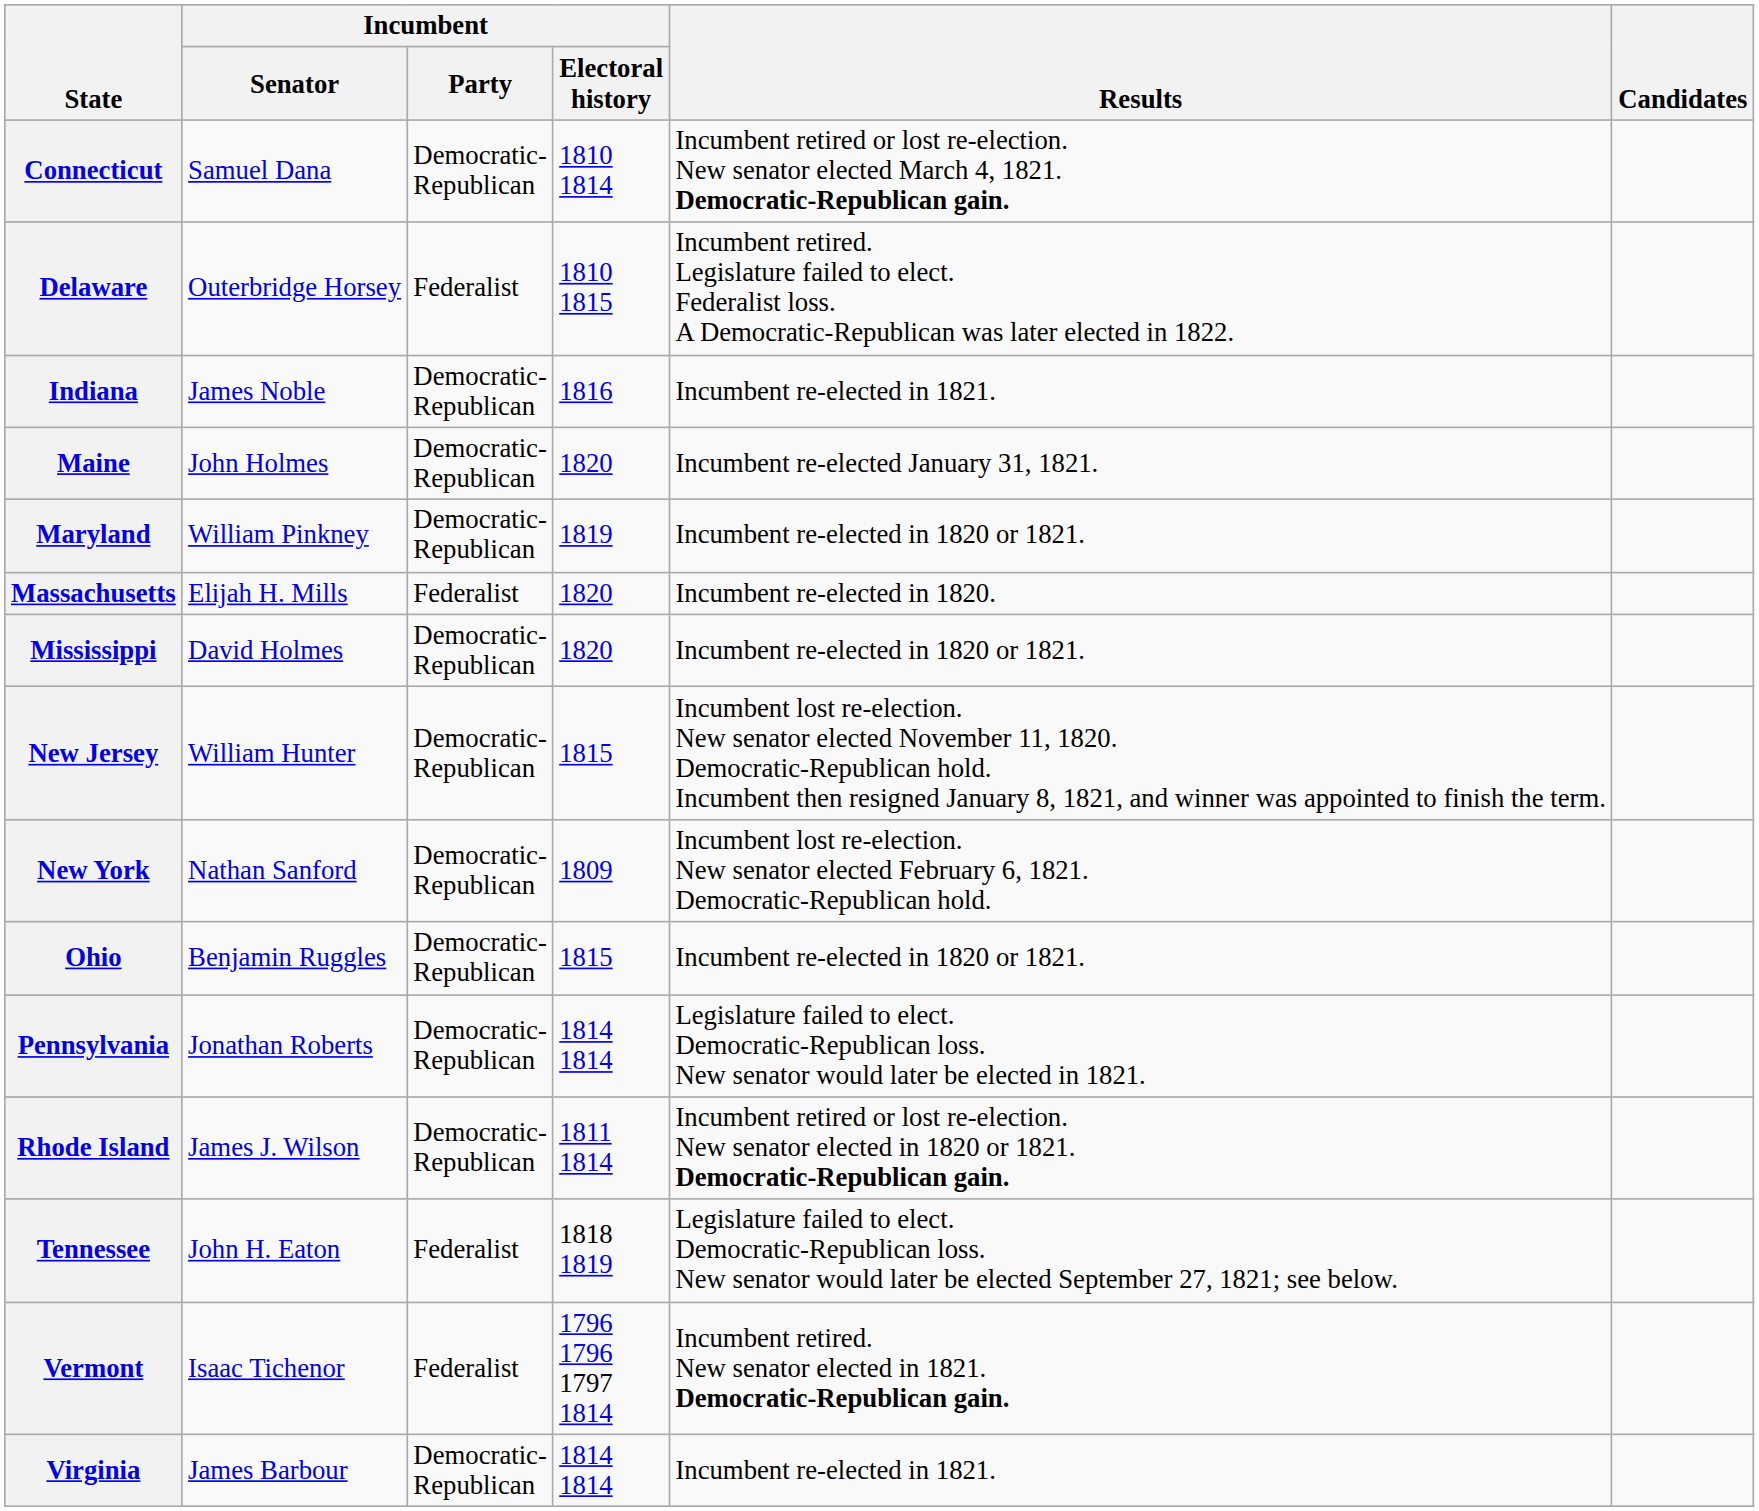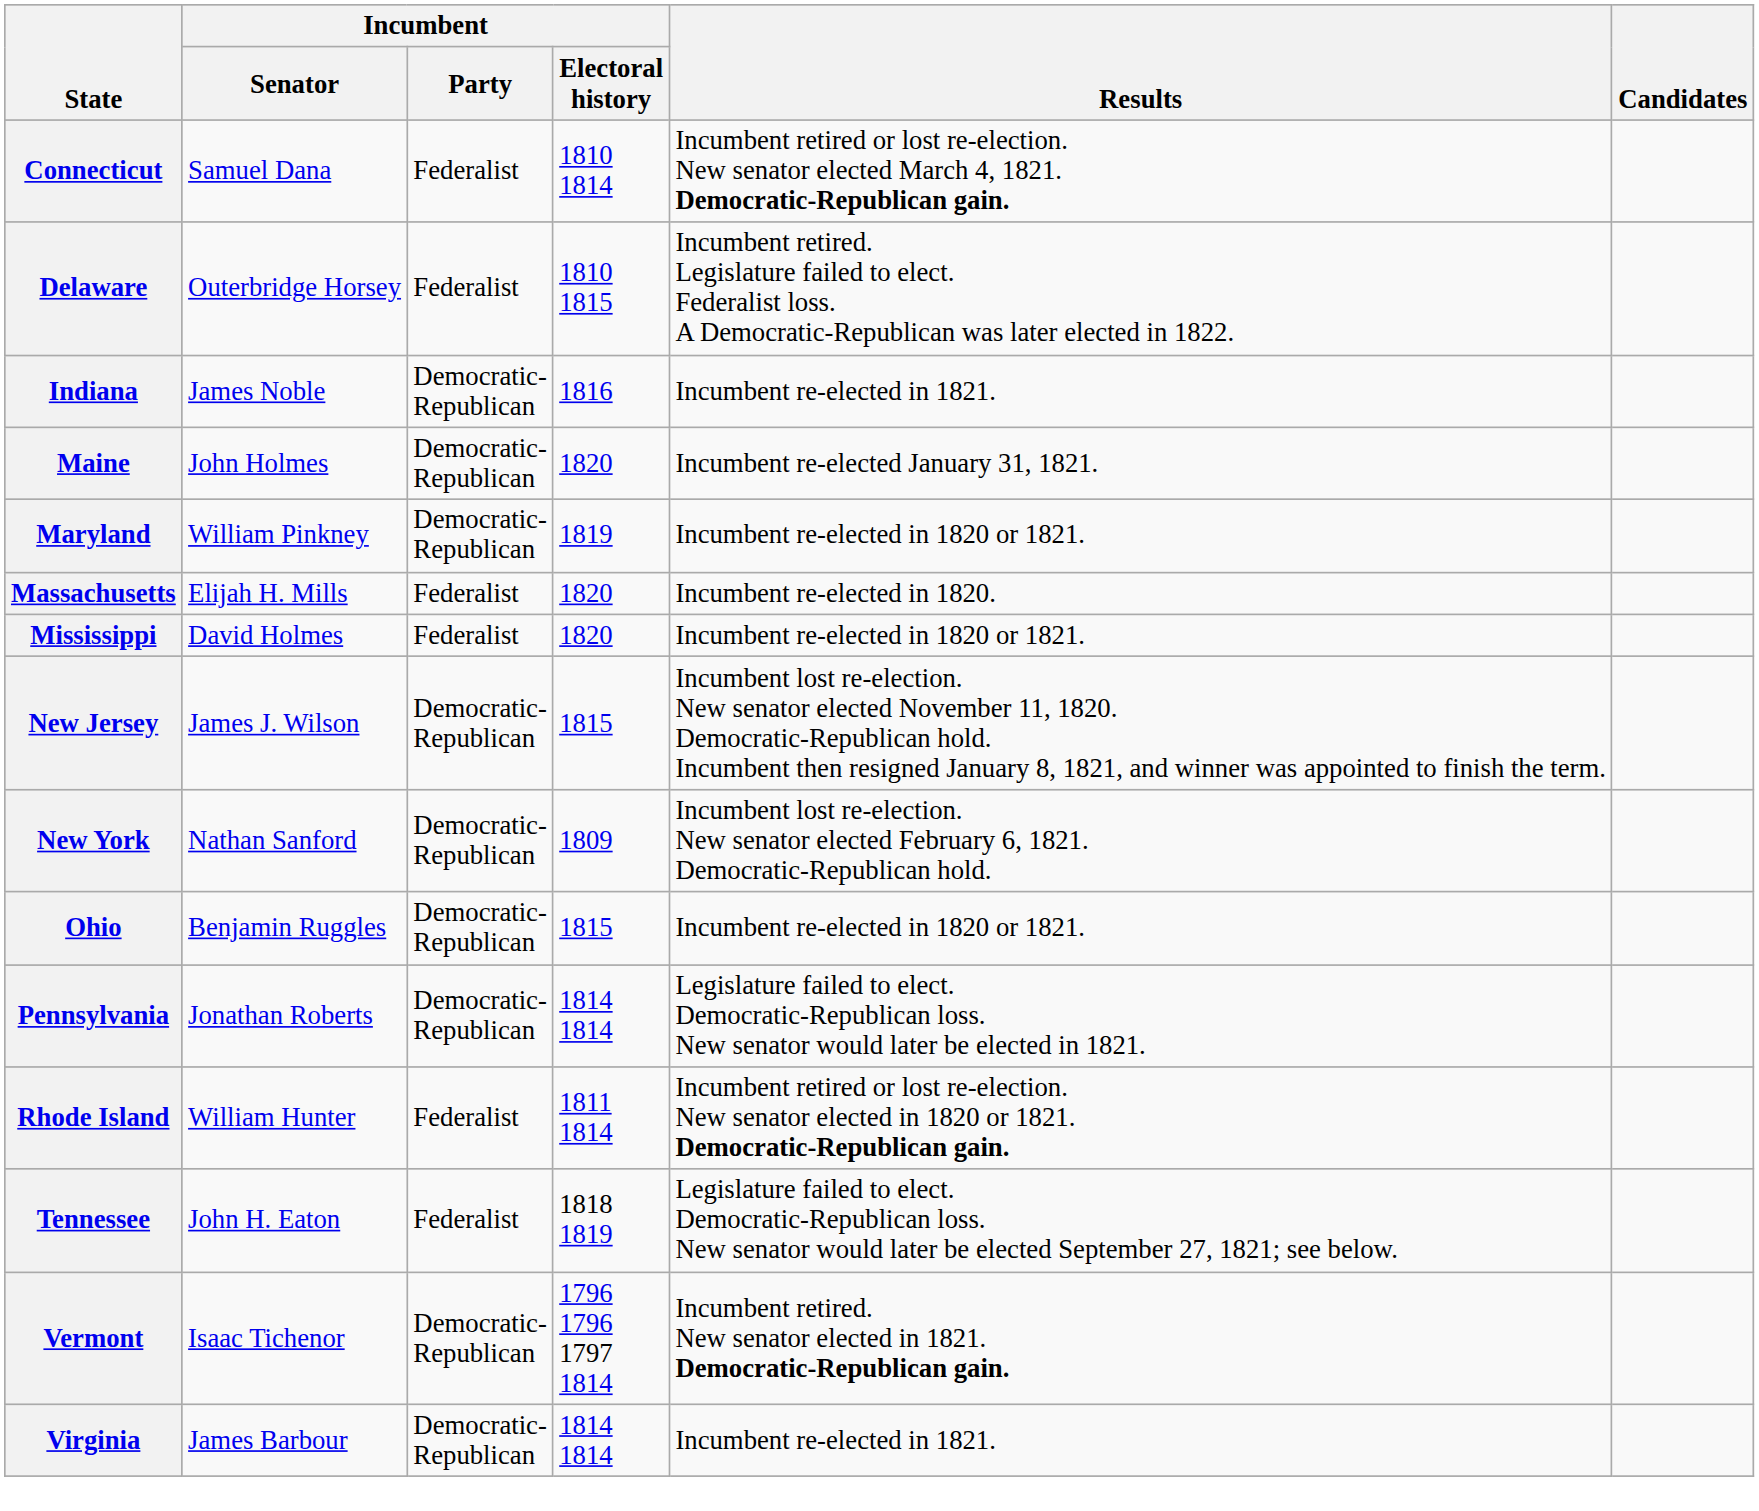(480, 170) Democratic- Republican -> (466, 170) Federalist
(480, 650) Democratic- Republican -> (466, 635) Federalist
(272, 752) William Hunter -> (274, 722) James J. Wilson
(274, 1147) James J. Wilson -> (272, 1117) William Hunter
(480, 1147) Democratic- Republican -> (466, 1117) Federalist
(466, 1367) Federalist -> (480, 1337) Democratic- Republican
